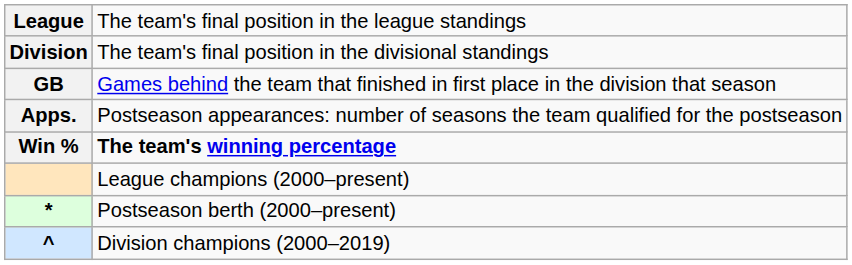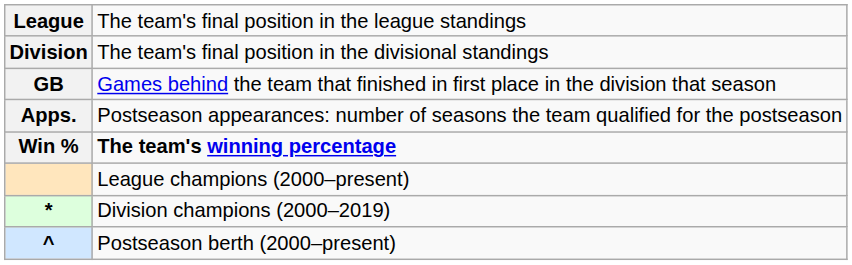(247, 211) Postseason berth (2000–present) -> (244, 211) Division champions (2000–2019)
(244, 242) Division champions (2000–2019) -> (247, 242) Postseason berth (2000–present)
